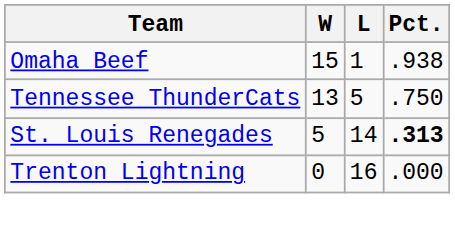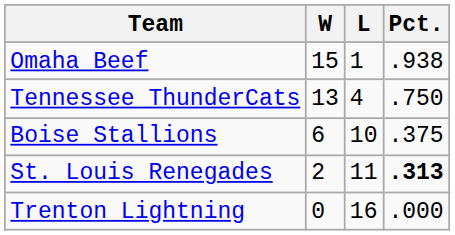(357, 99) 5 -> (357, 99) 4
+ row: (114, 136)
(318, 136) 5 -> (318, 174) 2
(364, 136) 14 -> (364, 174) 11
